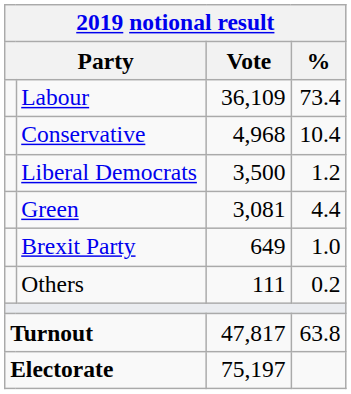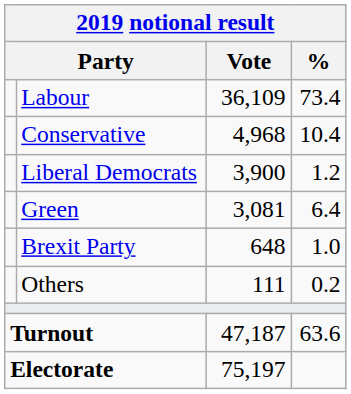(259, 172) 3,500 -> (259, 172) 3,900
(326, 209) 4.4 -> (326, 209) 6.4
(268, 246) 649 -> (268, 246) 648
(253, 332) 47,817 -> (253, 332) 47,187
(320, 332) 63.8 -> (320, 332) 63.6
